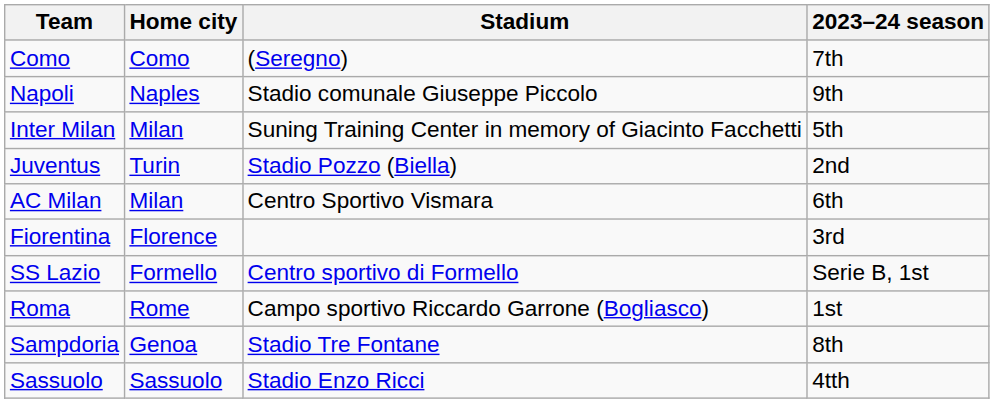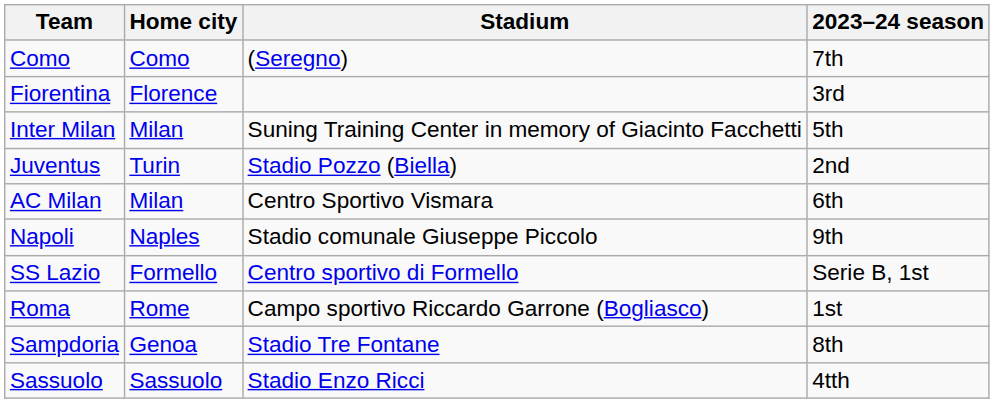rows swapped: (60, 237) <-> (42, 93)
